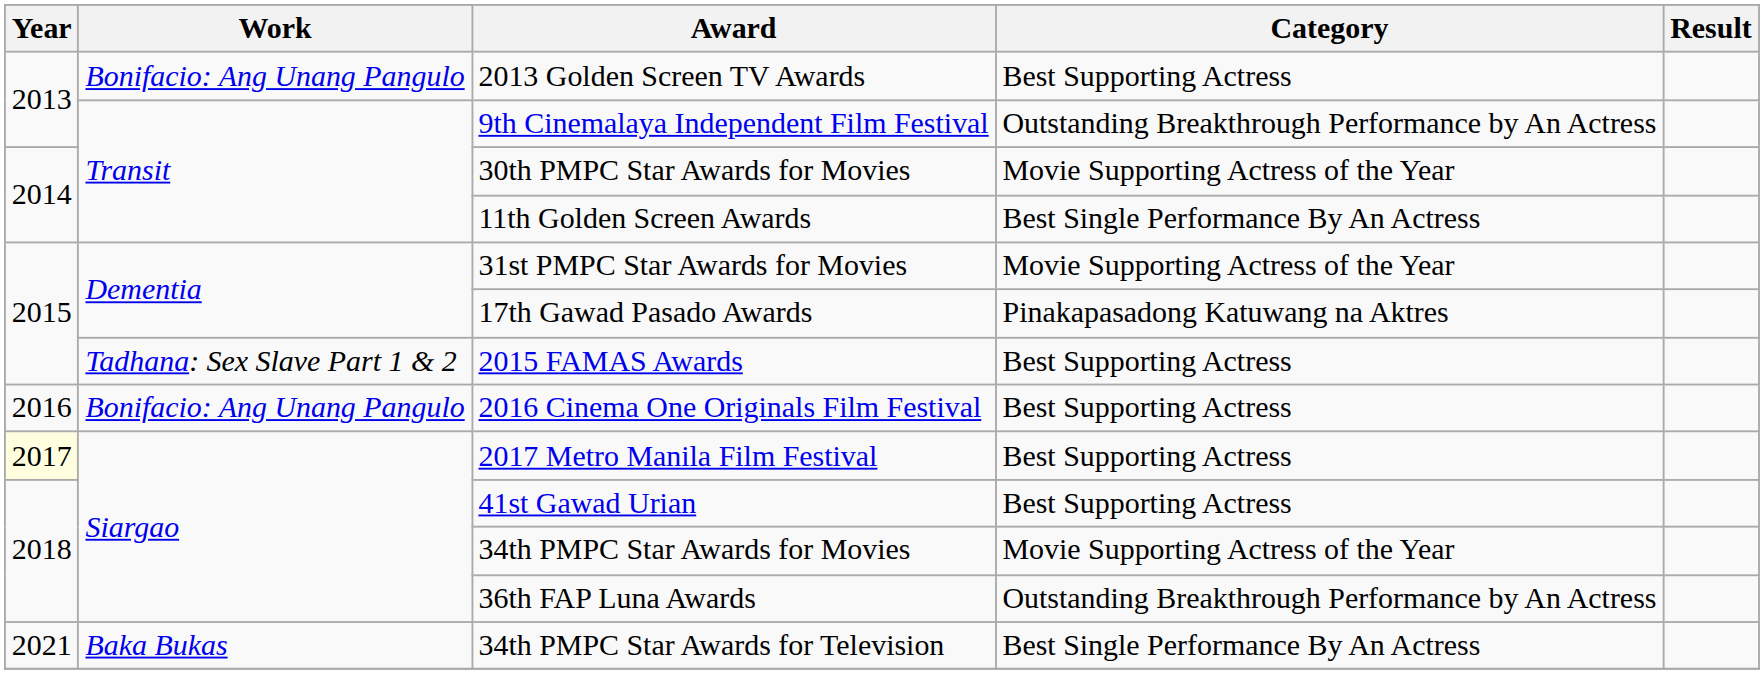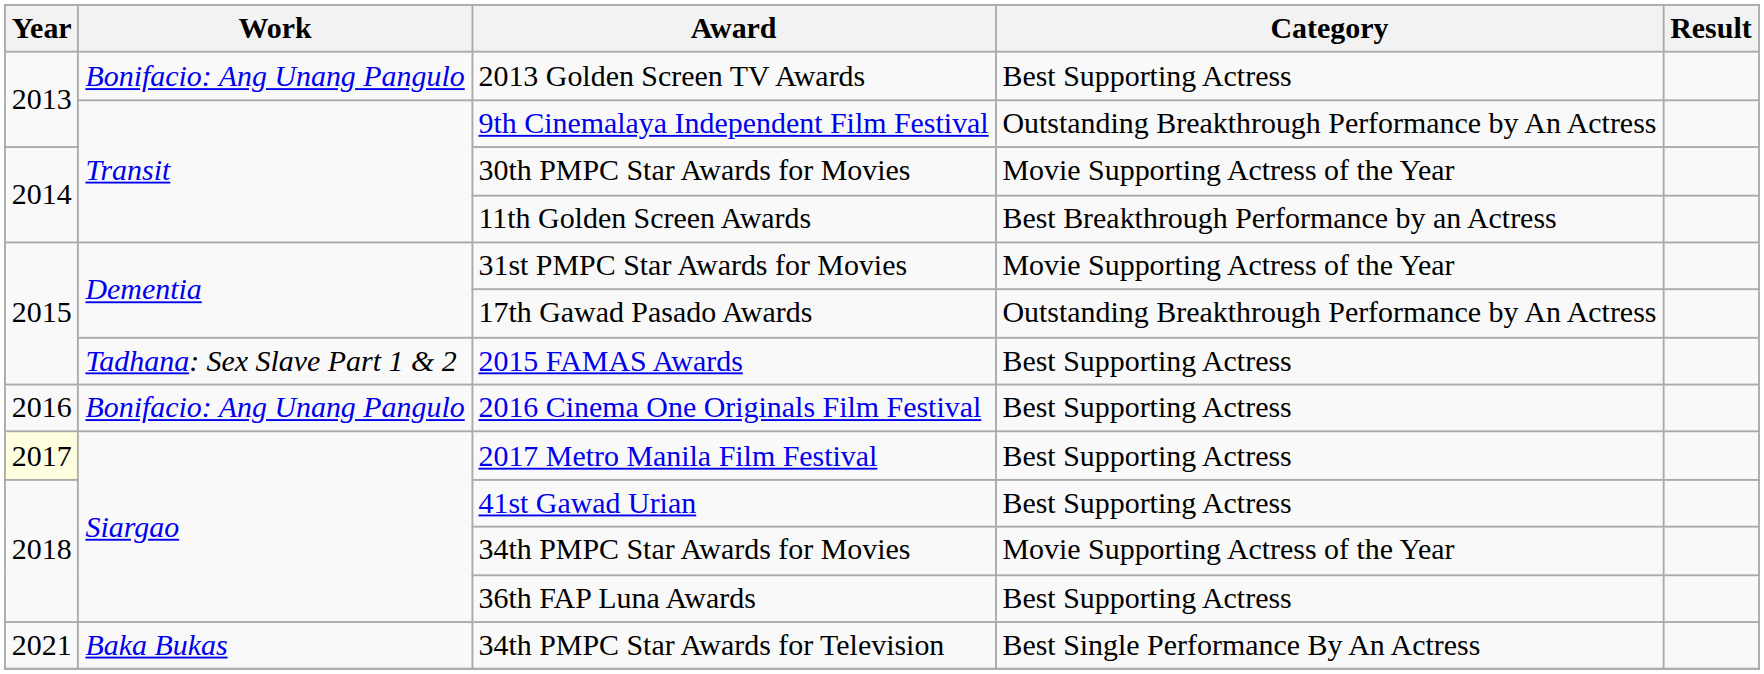(1241, 218) Best Single Performance By An Actress -> (1280, 218) Best Breakthrough Performance by an Actress
(1226, 312) Pinakapasadong Katuwang na Aktres -> (1329, 312) Outstanding Breakthrough Performance by An Actress
(1329, 597) Outstanding Breakthrough Performance by An Actress -> (1147, 597) Best Supporting Actress
